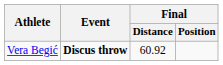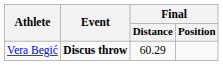(153, 51) 60.92 -> (153, 51) 60.29
